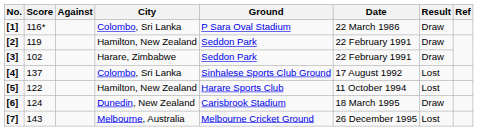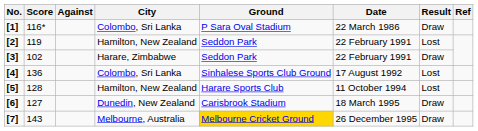(433, 42) Draw -> (431, 42) Lost
(34, 73) 137 -> (34, 73) 136
(34, 88) 122 -> (34, 88) 128
(34, 103) 124 -> (34, 103) 127
(258, 118) no background -> (258, 118) gold background
(431, 118) Lost -> (433, 118) Draw
